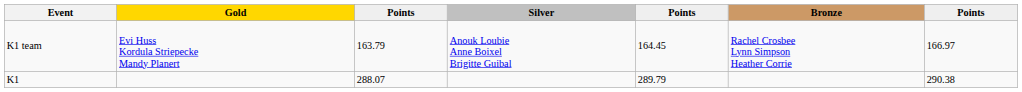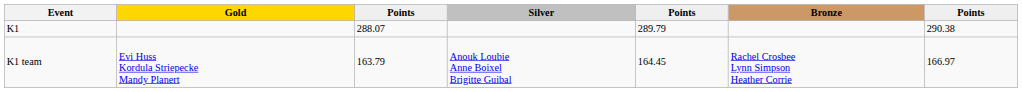rows swapped: (13, 79) <-> (24, 46)
